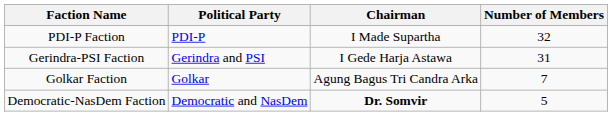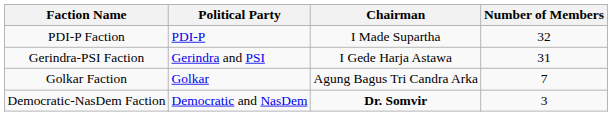(544, 100) 5 -> (544, 100) 3
